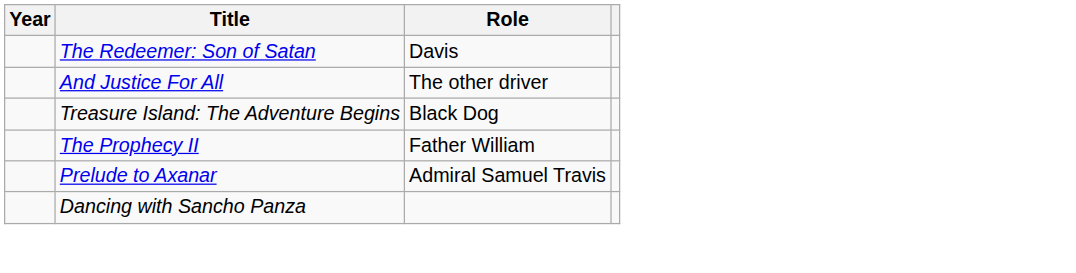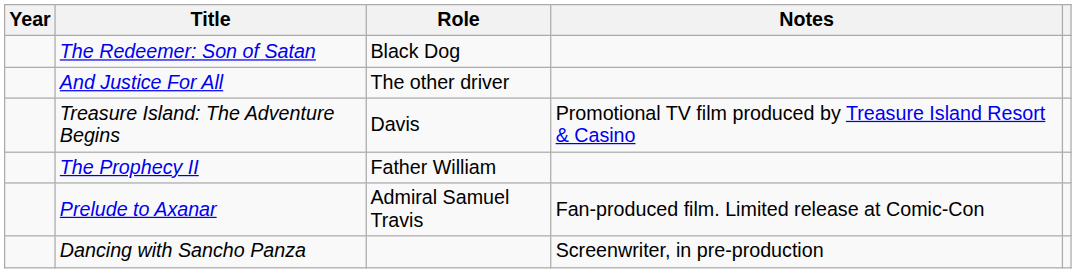+ column: (807, 20)
(434, 51) Davis -> (415, 51) Black Dog
(454, 113) Black Dog -> (395, 124) Davis
